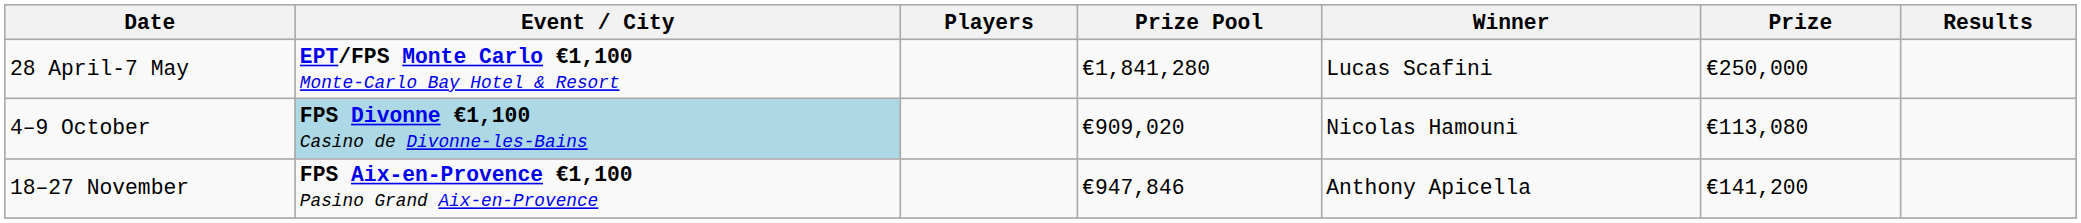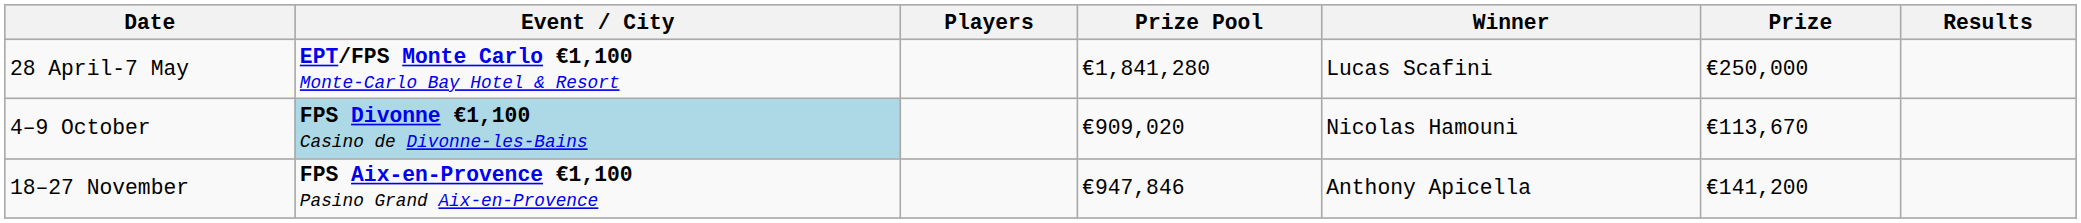(1757, 129) €113,080 -> (1757, 129) €113,670
